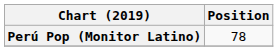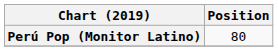(238, 36) 78 -> (238, 36) 80
